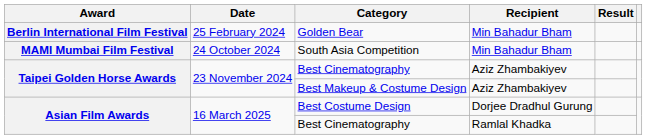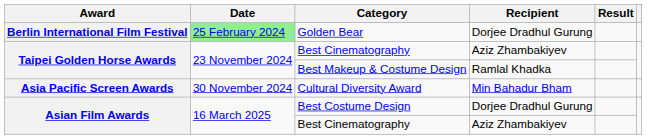(239, 32) no background -> (239, 32) lightgreen background
(522, 32) Min Bahadur Bham -> (532, 32) Dorjee Dradhul Gurung
- row: (97, 50)
(519, 87) Aziz Zhambakiyev -> (511, 69) Ramlal Khadka
+ row: (97, 87)
(511, 124) Ramlal Khadka -> (519, 124) Aziz Zhambakiyev
